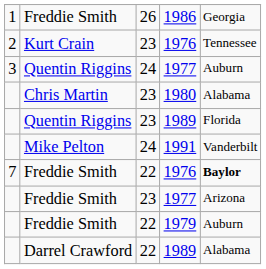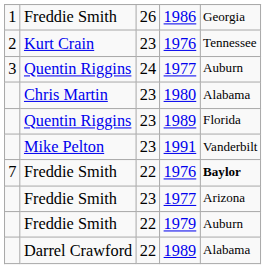(148, 146) 24 -> (148, 146) 23
